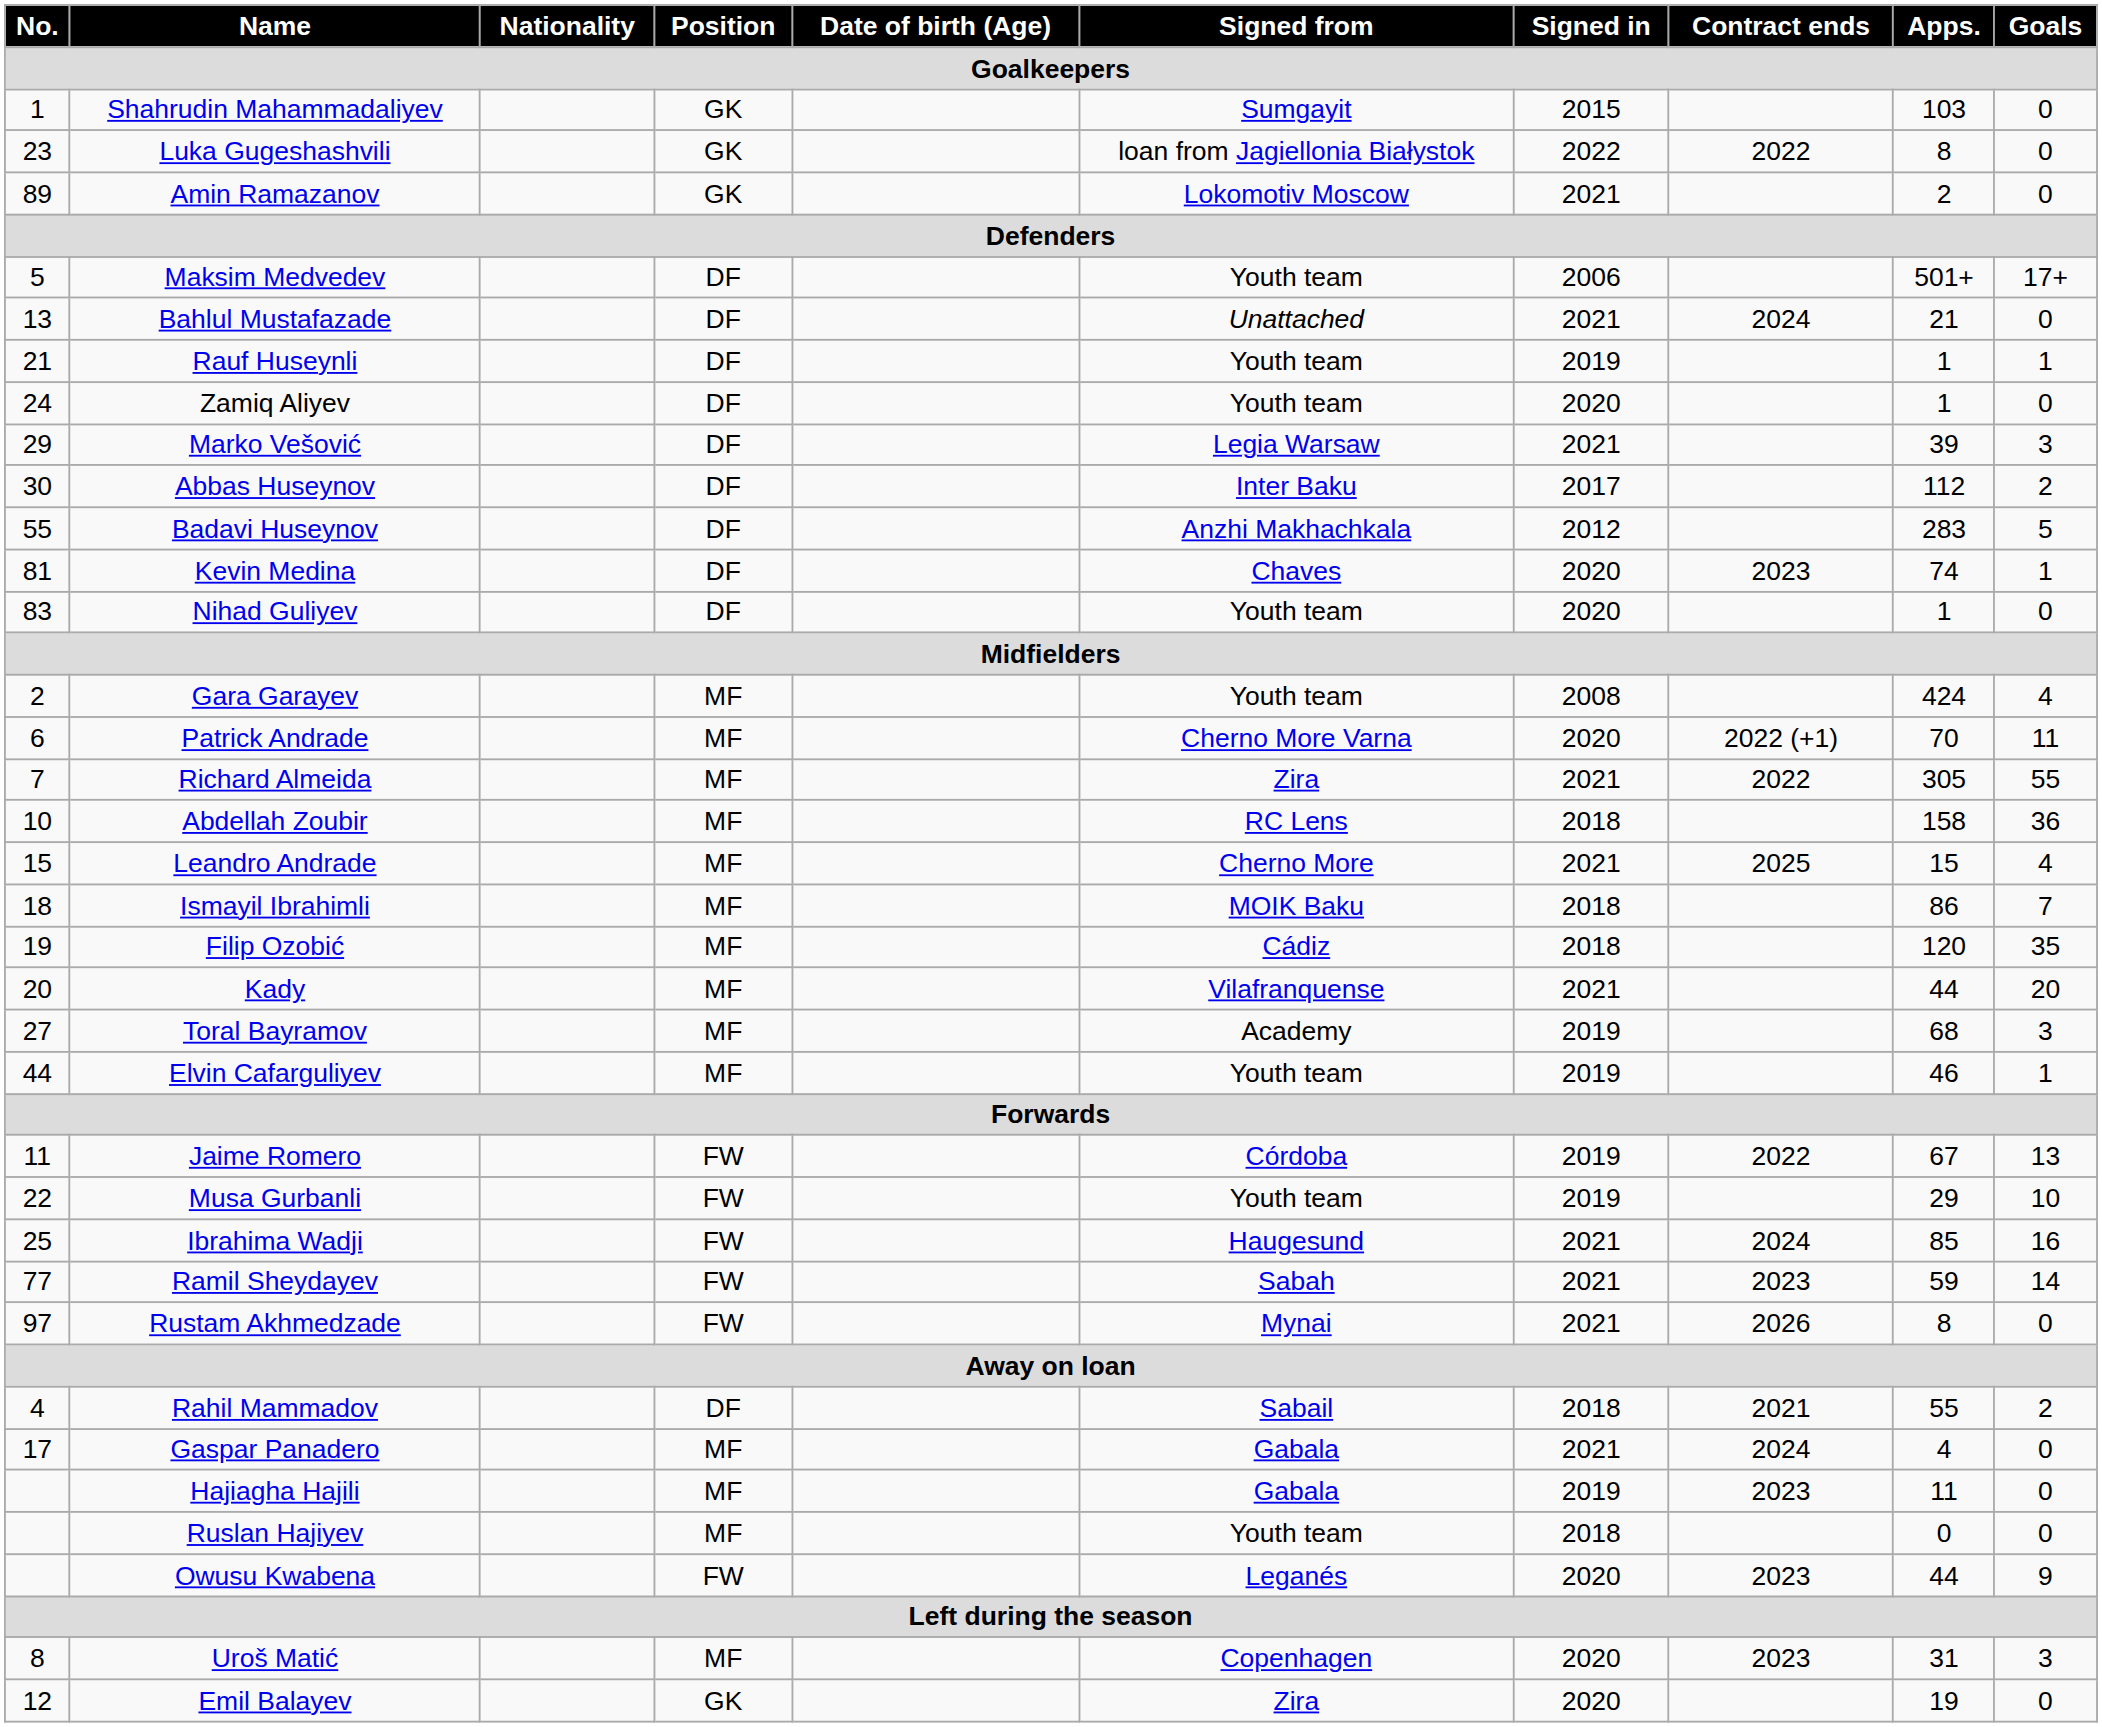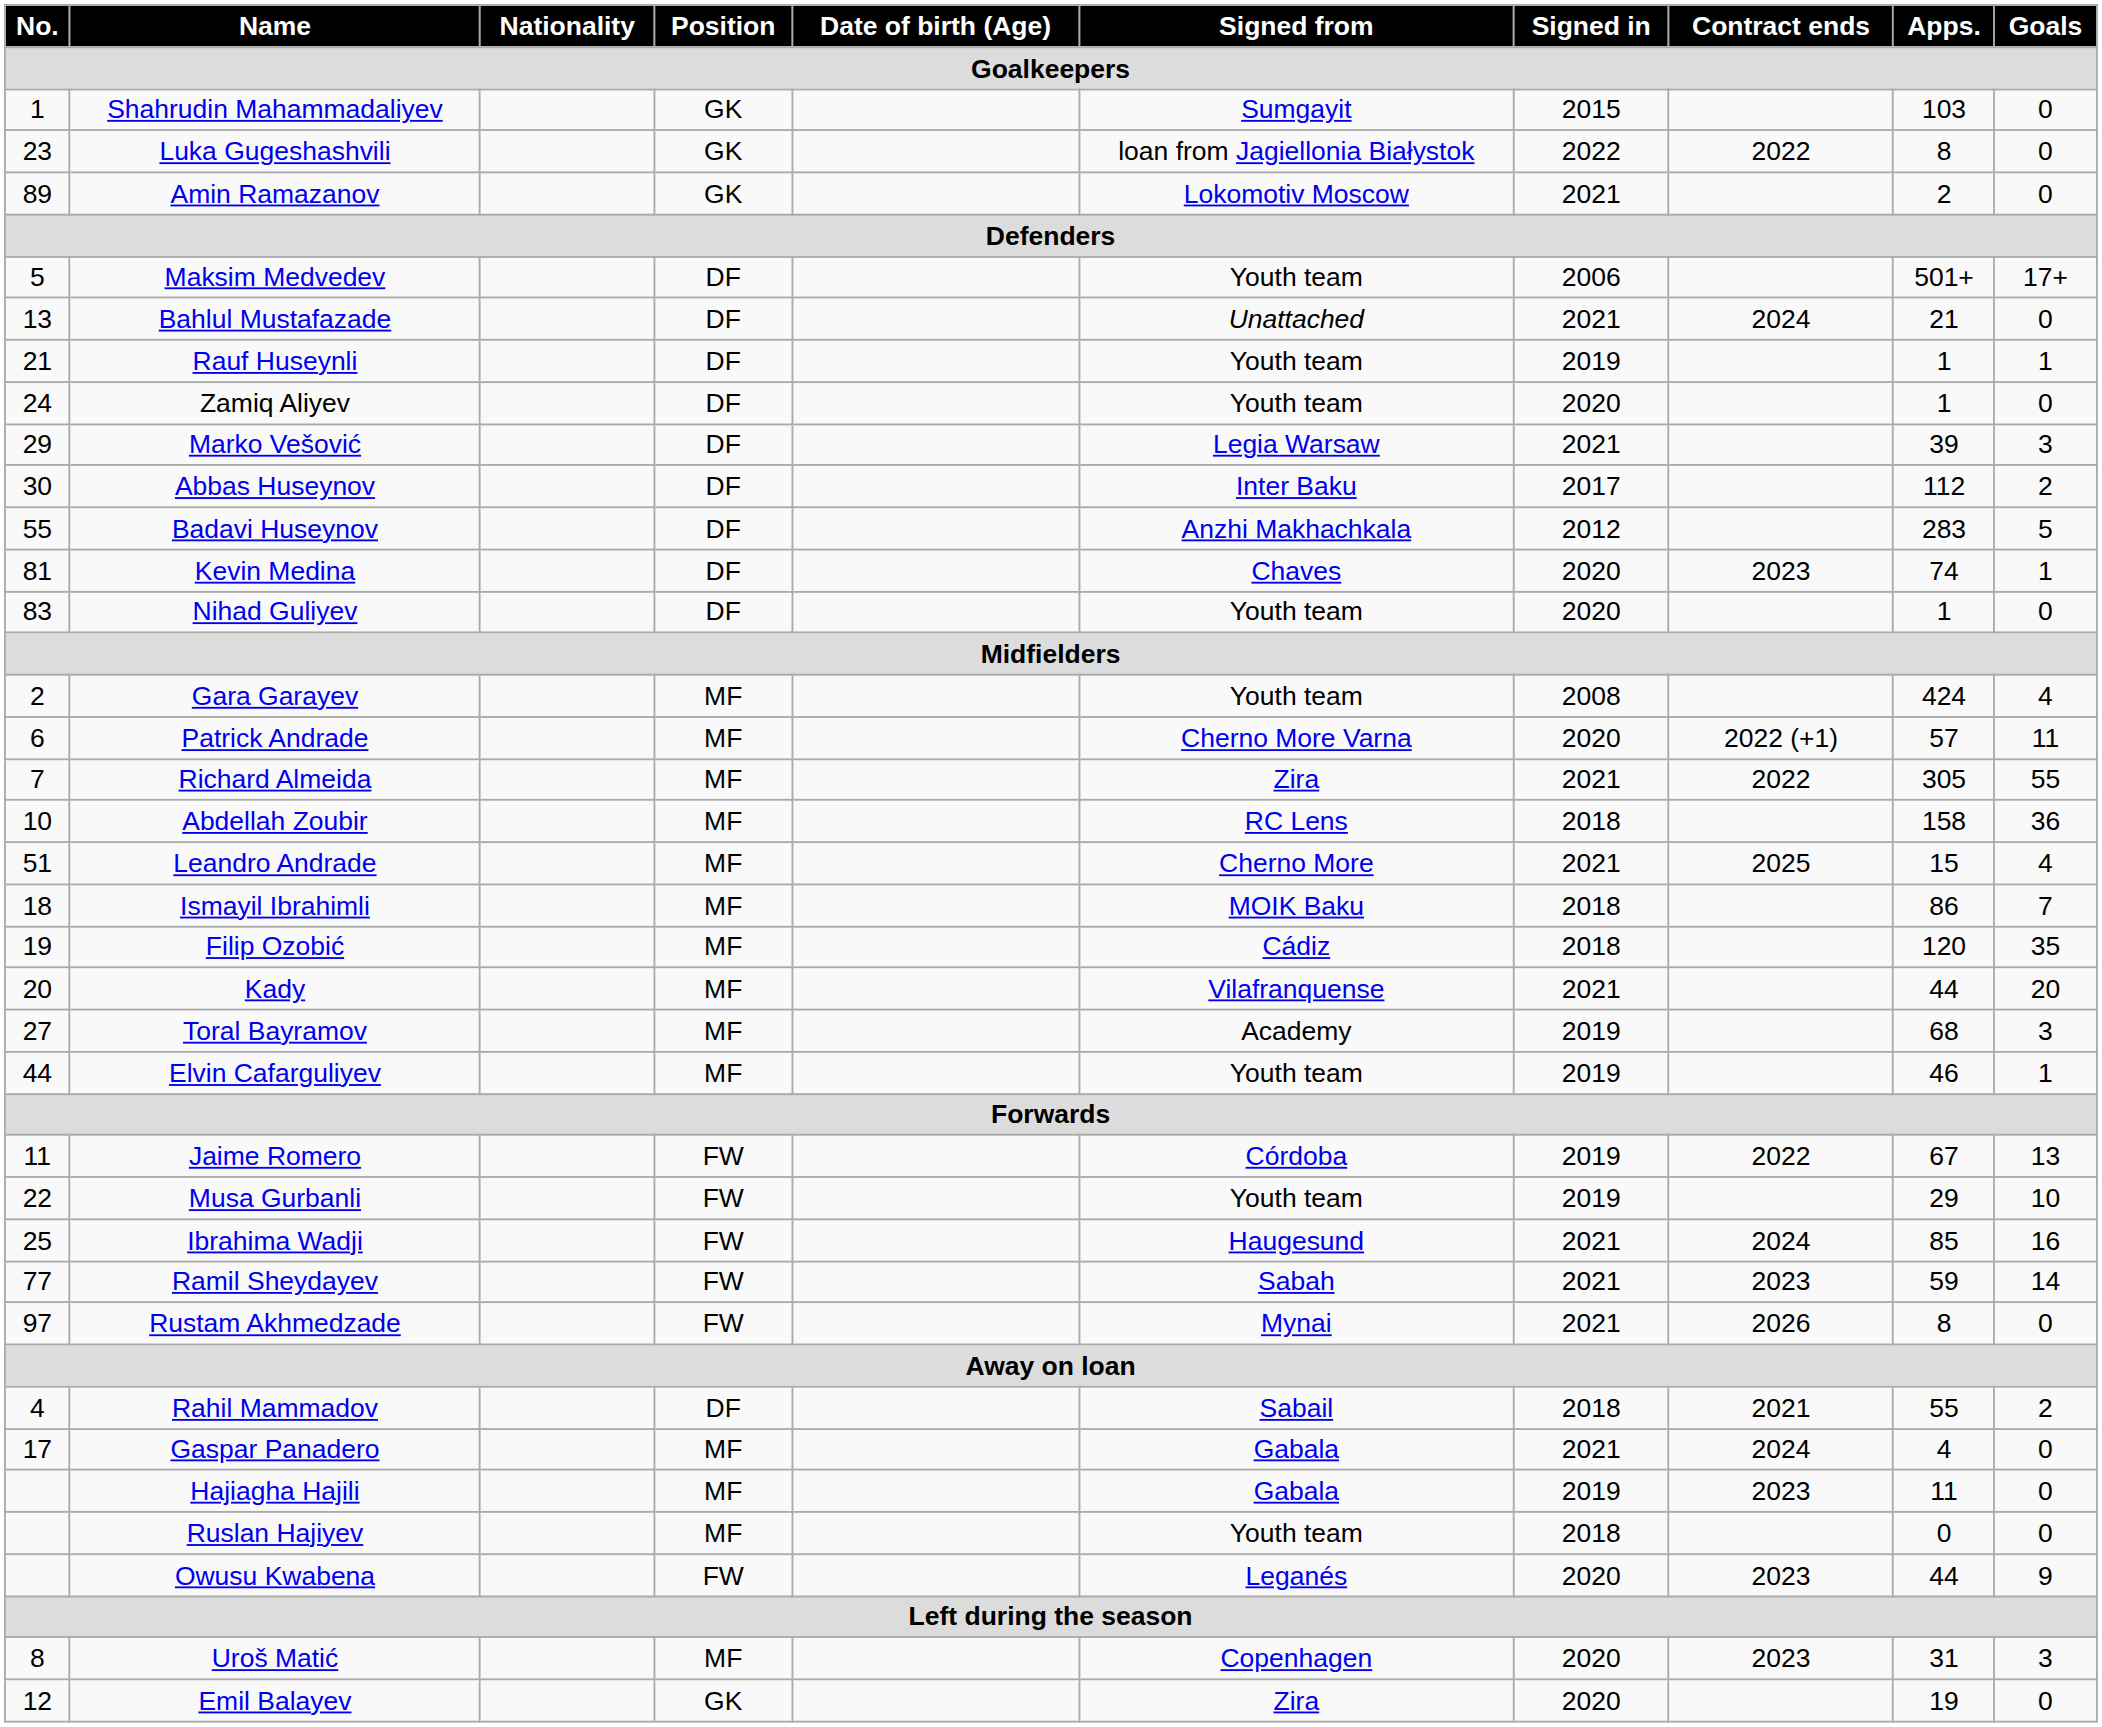(1944, 738) 70 -> (1944, 738) 57
(37, 863) 15 -> (37, 863) 51
